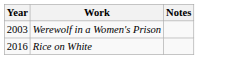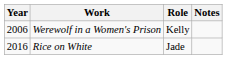+ column: (178, 12)
(17, 29) 2003 -> (17, 29) 2006
